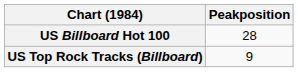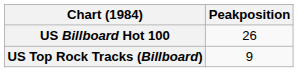(249, 35) 28 -> (249, 35) 26
